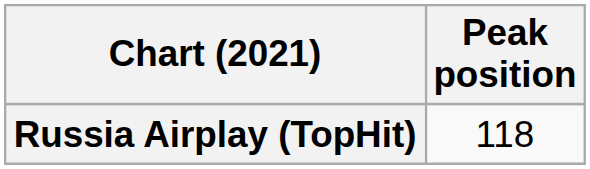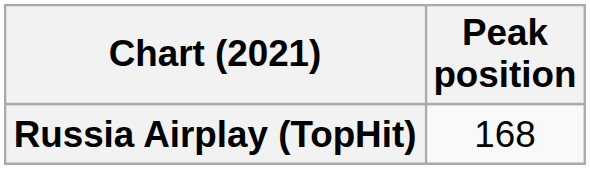(505, 133) 118 -> (505, 133) 168
